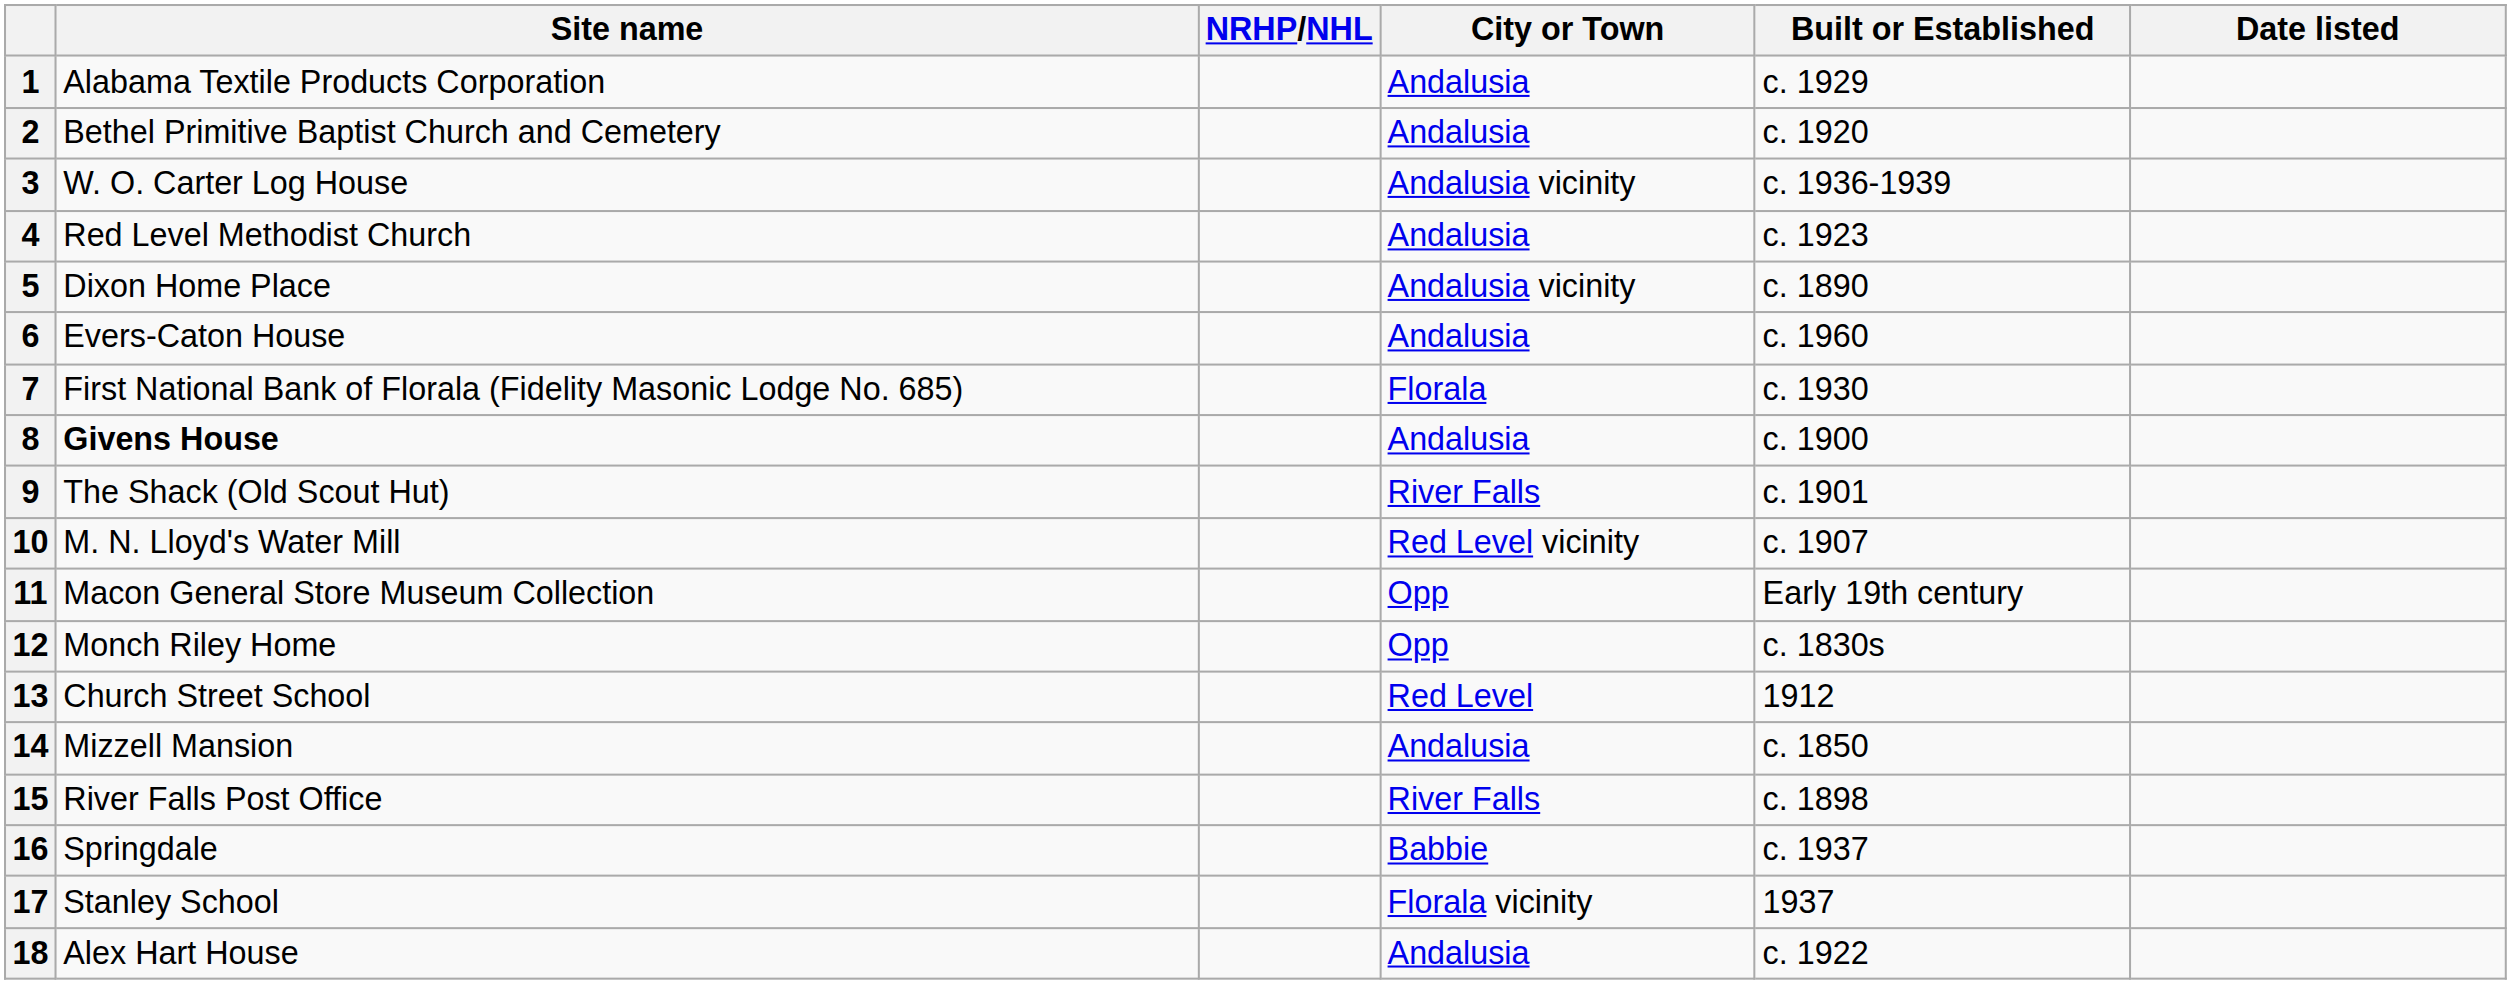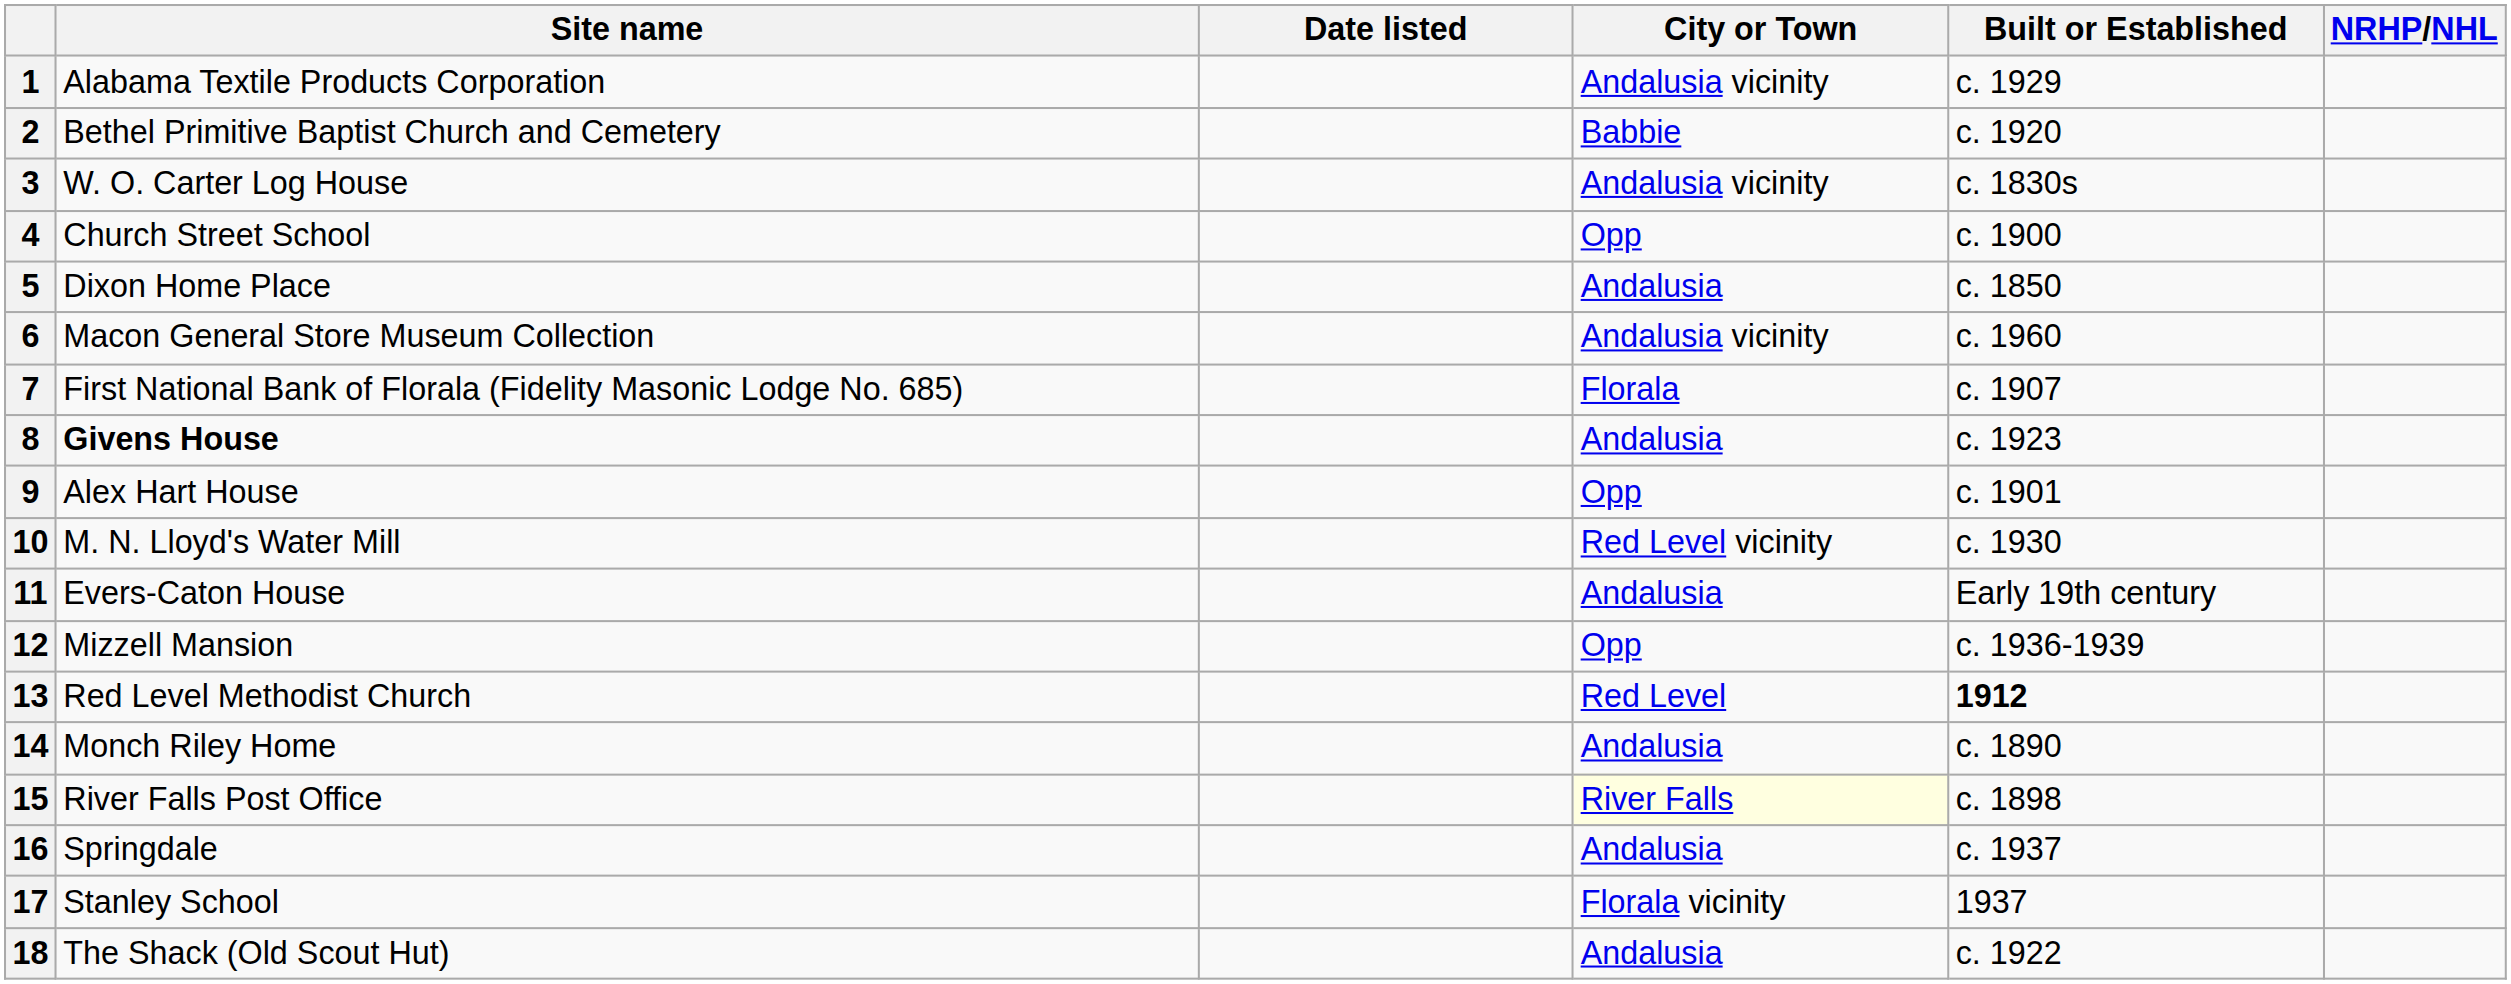columns swapped: (2318, 30) <-> (1289, 30)
(1459, 81) Andalusia -> (1705, 81) Andalusia vicinity
(1459, 132) Andalusia -> (1631, 132) Babbie
(1857, 183) c. 1936-1939 -> (2017, 183) c. 1830s
(267, 235) Red Level Methodist Church -> (217, 235) Church Street School
(1459, 235) Andalusia -> (1611, 235) Opp
(1816, 235) c. 1923 -> (2009, 235) c. 1900
(1512, 286) Andalusia vicinity -> (1652, 286) Andalusia
(1816, 286) c. 1890 -> (2009, 286) c. 1850
(204, 337) Evers-Caton House -> (359, 337) Macon General Store Museum Collection
(1459, 337) Andalusia -> (1705, 337) Andalusia vicinity
(1816, 388) c. 1930 -> (2009, 388) c. 1907
(1816, 440) c. 1900 -> (2009, 440) c. 1923
(256, 491) The Shack (Old Scout Hut) -> (181, 491) Alex Hart House
(1464, 491) River Falls -> (1611, 491) Opp
(1816, 542) c. 1907 -> (2009, 542) c. 1930
(359, 593) Macon General Store Museum Collection -> (204, 593) Evers-Caton House
(1418, 593) Opp -> (1652, 593) Andalusia
(200, 645) Monch Riley Home -> (178, 645) Mizzell Mansion
(1824, 645) c. 1830s -> (2050, 645) c. 1936-1939
(217, 696) Church Street School -> (267, 696) Red Level Methodist Church
(1799, 696) normal -> (1992, 696) bold
(178, 747) Mizzell Mansion -> (200, 747) Monch Riley Home
(1816, 747) c. 1850 -> (2009, 747) c. 1890
(1464, 798) no background -> (1657, 798) lightyellow background
(1438, 850) Babbie -> (1652, 850) Andalusia
(181, 952) Alex Hart House -> (256, 952) The Shack (Old Scout Hut)
